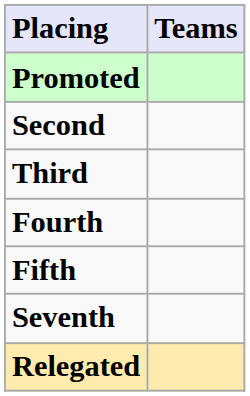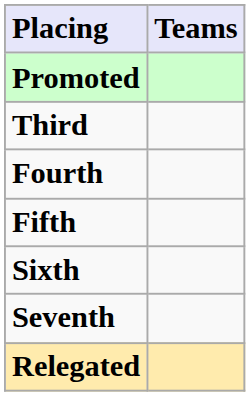- row: (58, 125)
+ row: (46, 269)
